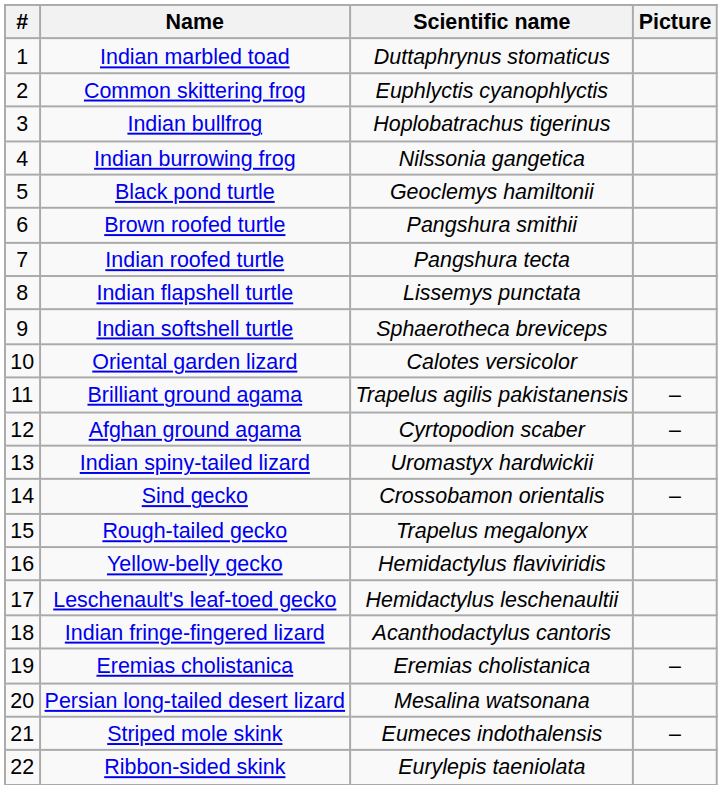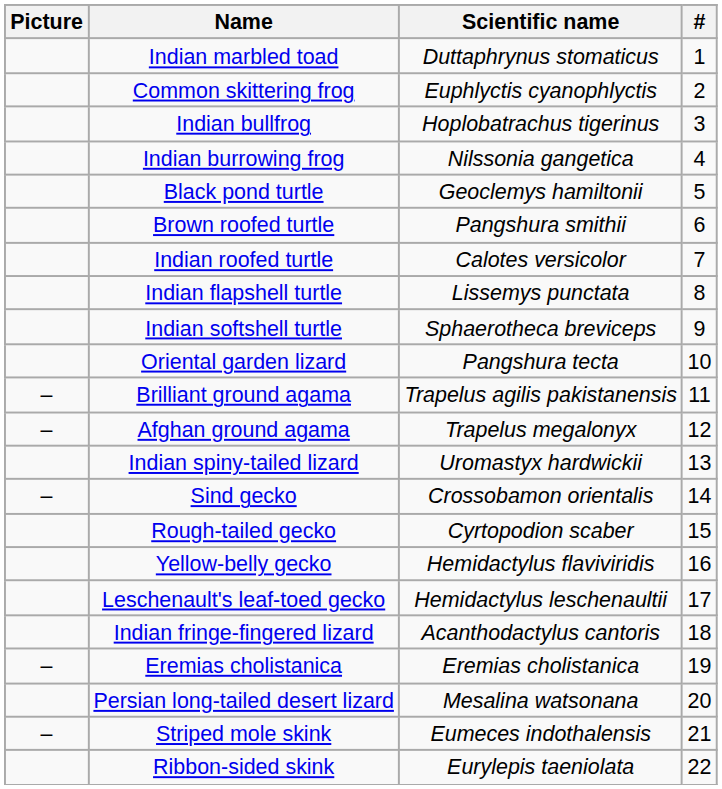columns swapped: (22, 22) <-> (675, 22)
(492, 259) Pangshura tecta -> (541, 259) Calotes versicolor
(492, 361) Calotes versicolor -> (541, 361) Pangshura tecta
(492, 428) Cyrtopodion scaber -> (541, 428) Trapelus megalonyx
(492, 530) Trapelus megalonyx -> (541, 530) Cyrtopodion scaber
